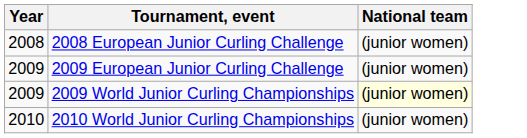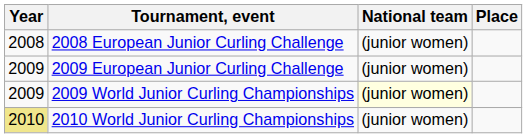+ column: (497, 17)
(26, 119) no background -> (26, 119) khaki background
